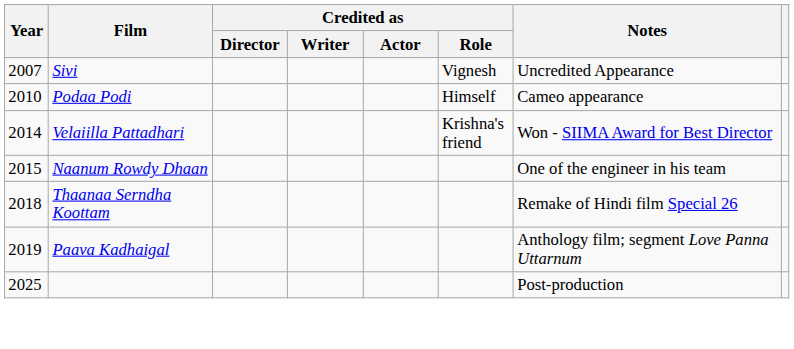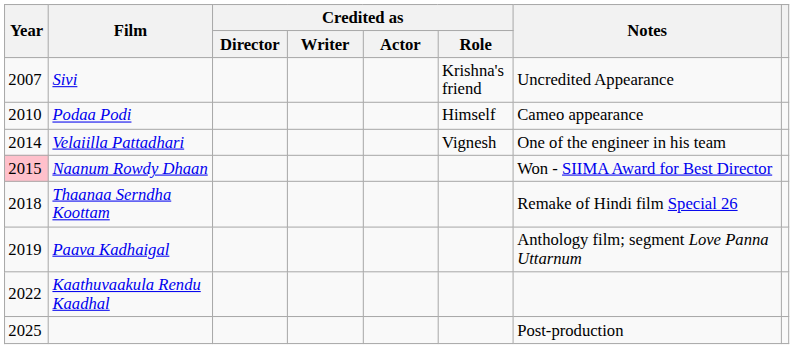(469, 70) Vignesh -> (473, 79) Krishna's friend
(473, 132) Krishna's friend -> (469, 141) Vignesh
(645, 132) Won - SIIMA Award for Best Director -> (622, 141) One of the engineer in his team
(25, 168) no background -> (25, 168) pink background
(622, 168) One of the engineer in his team -> (645, 168) Won - SIIMA Award for Best Director
+ row: (127, 294)
